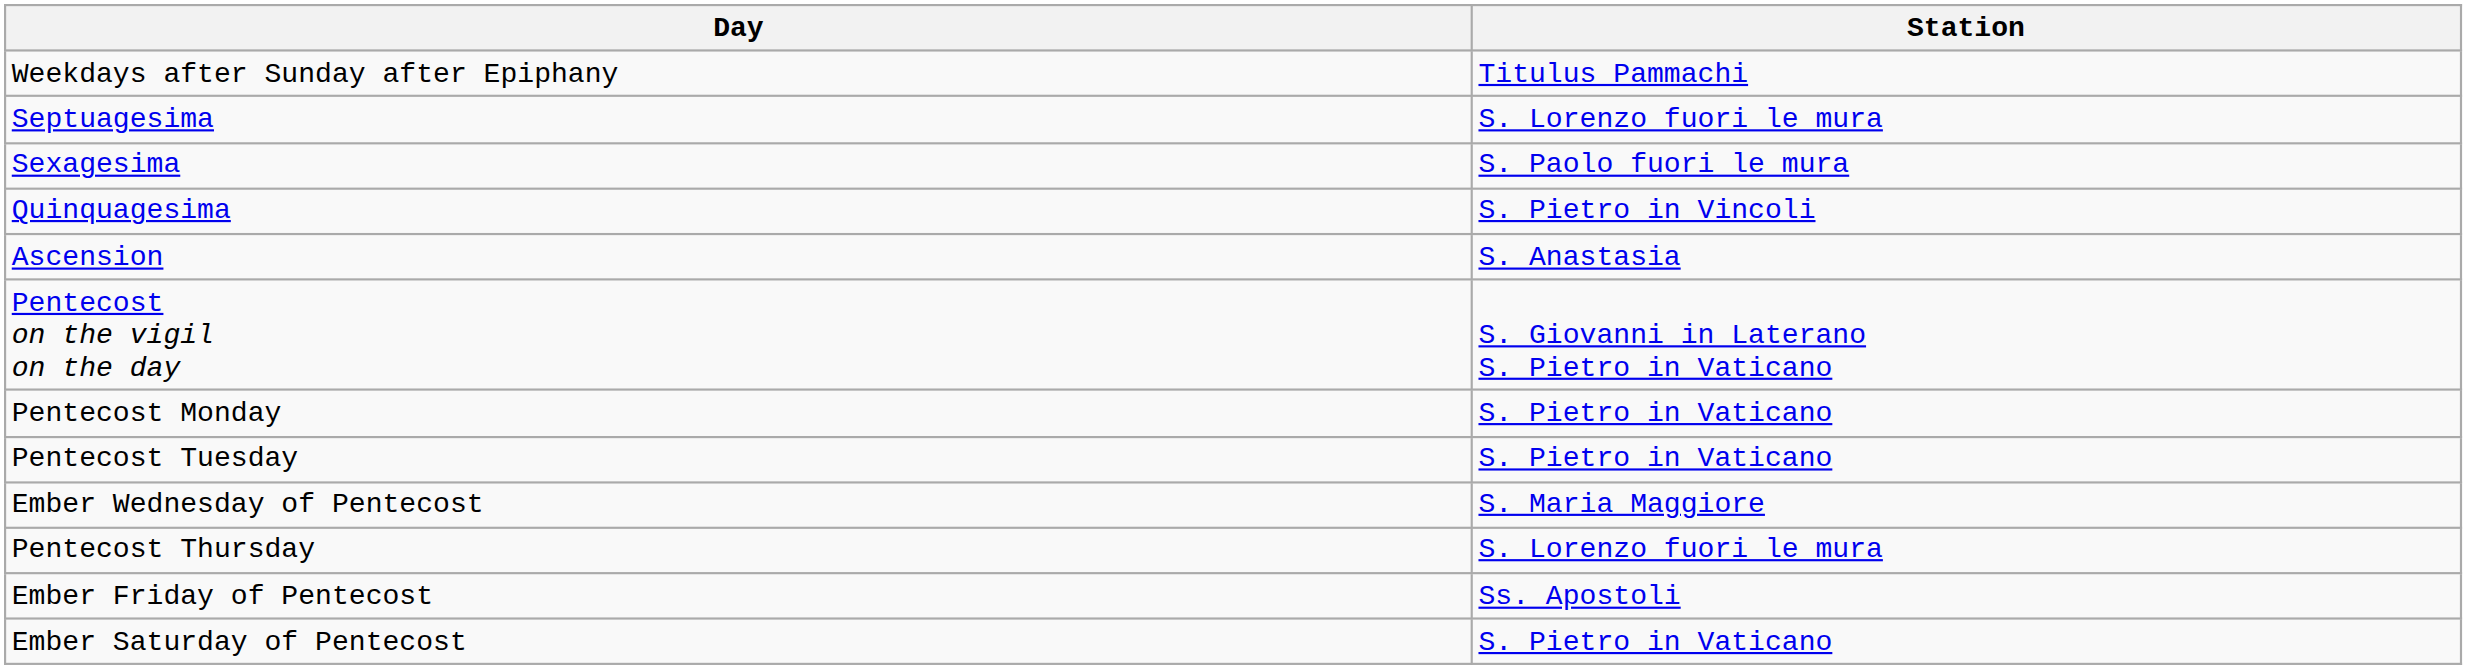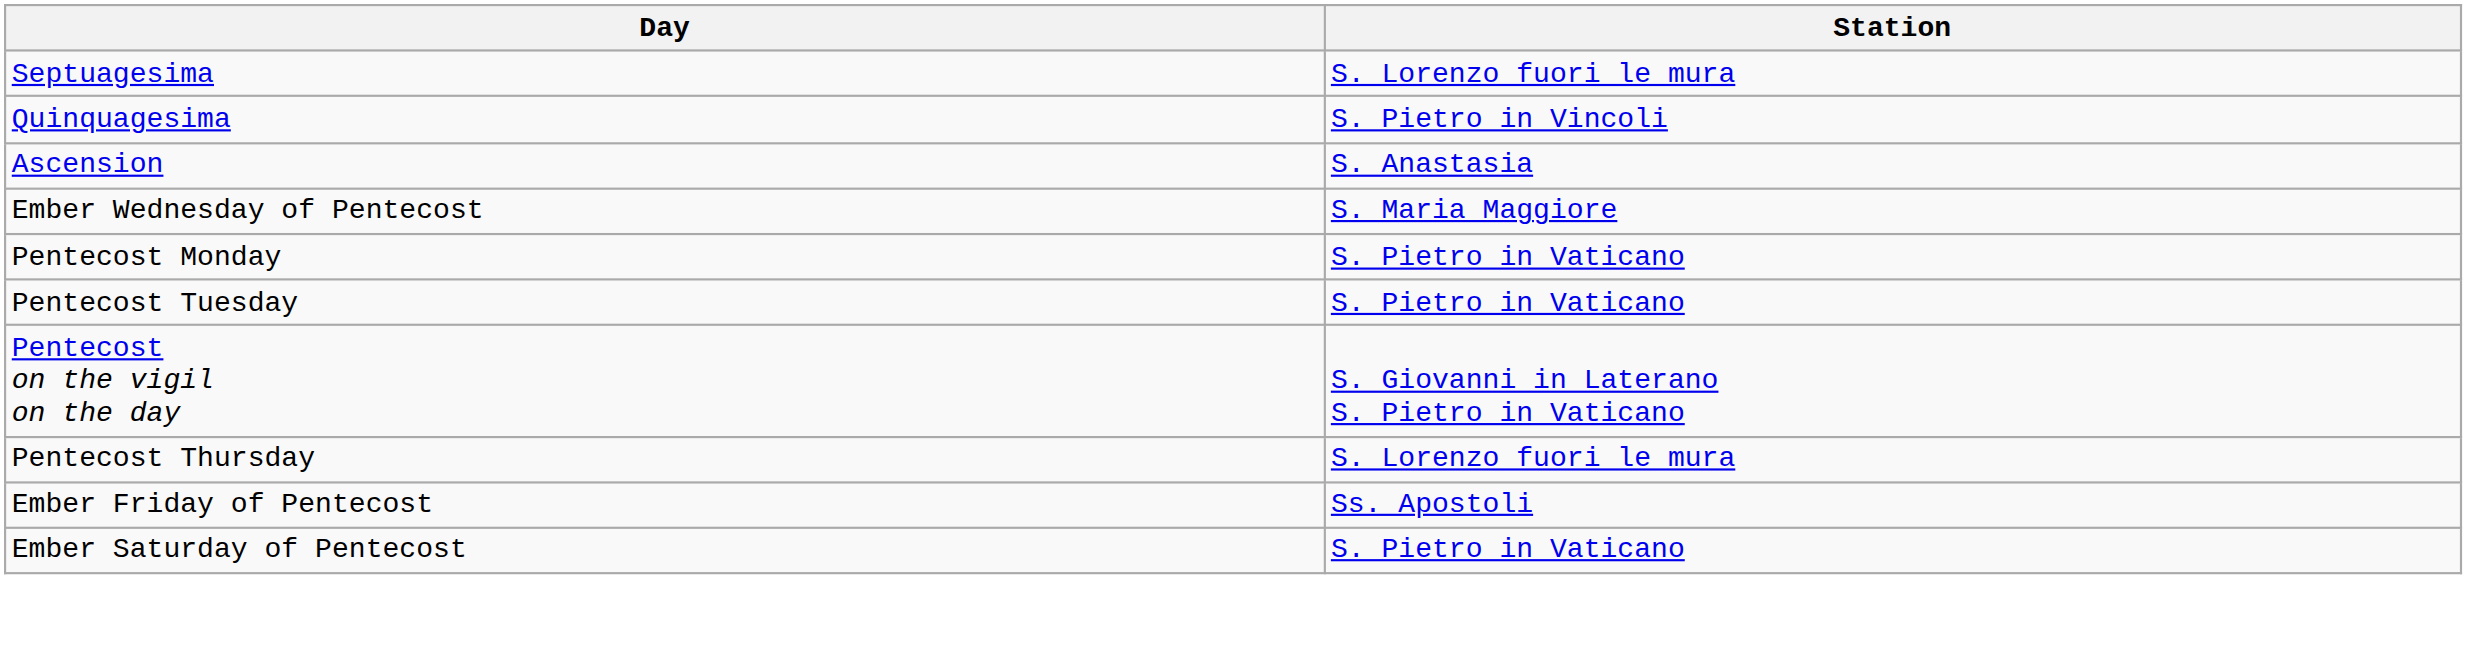- row: (315, 74)
- row: (96, 165)
rows swapped: (113, 335) <-> (248, 505)
